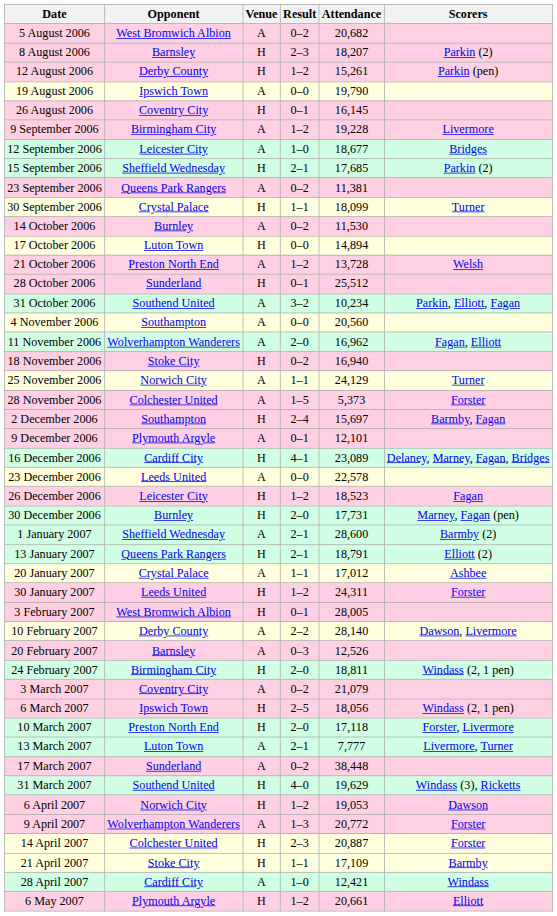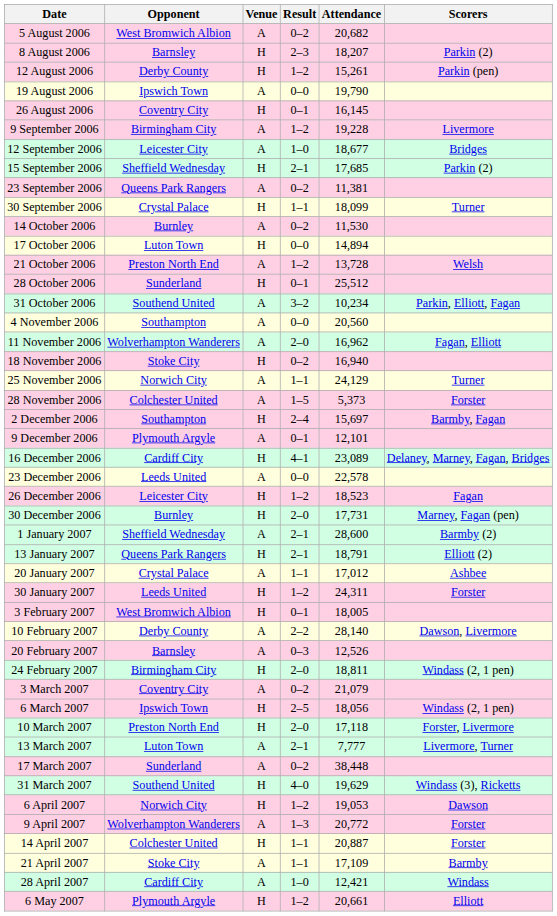(352, 611) 28,005 -> (352, 611) 18,005
(300, 843) 2–3 -> (300, 843) 1–1
(261, 862) H -> (261, 862) A
